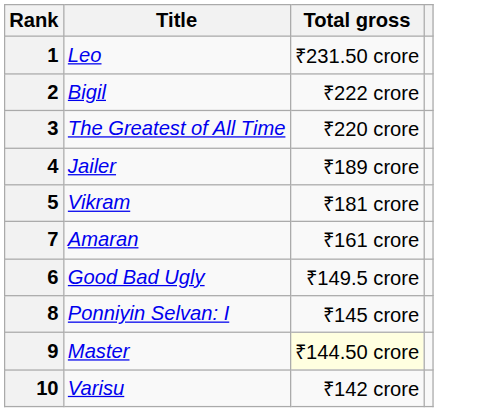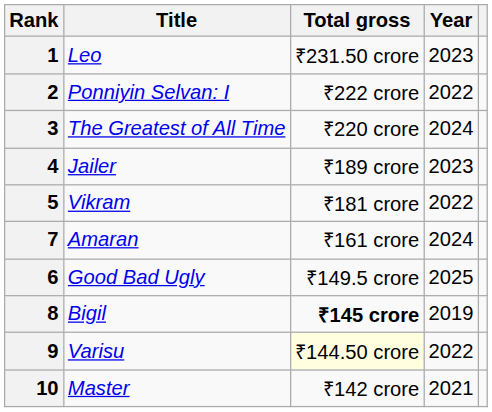+ column: (451, 20)
(87, 91) Bigil -> (149, 91) Ponniyin Selvan: I
(149, 314) Ponniyin Selvan: I -> (87, 314) Bigil
(371, 315) normal -> (369, 315) bold
(99, 351) Master -> (96, 351) Varisu
(96, 388) Varisu -> (99, 388) Master
